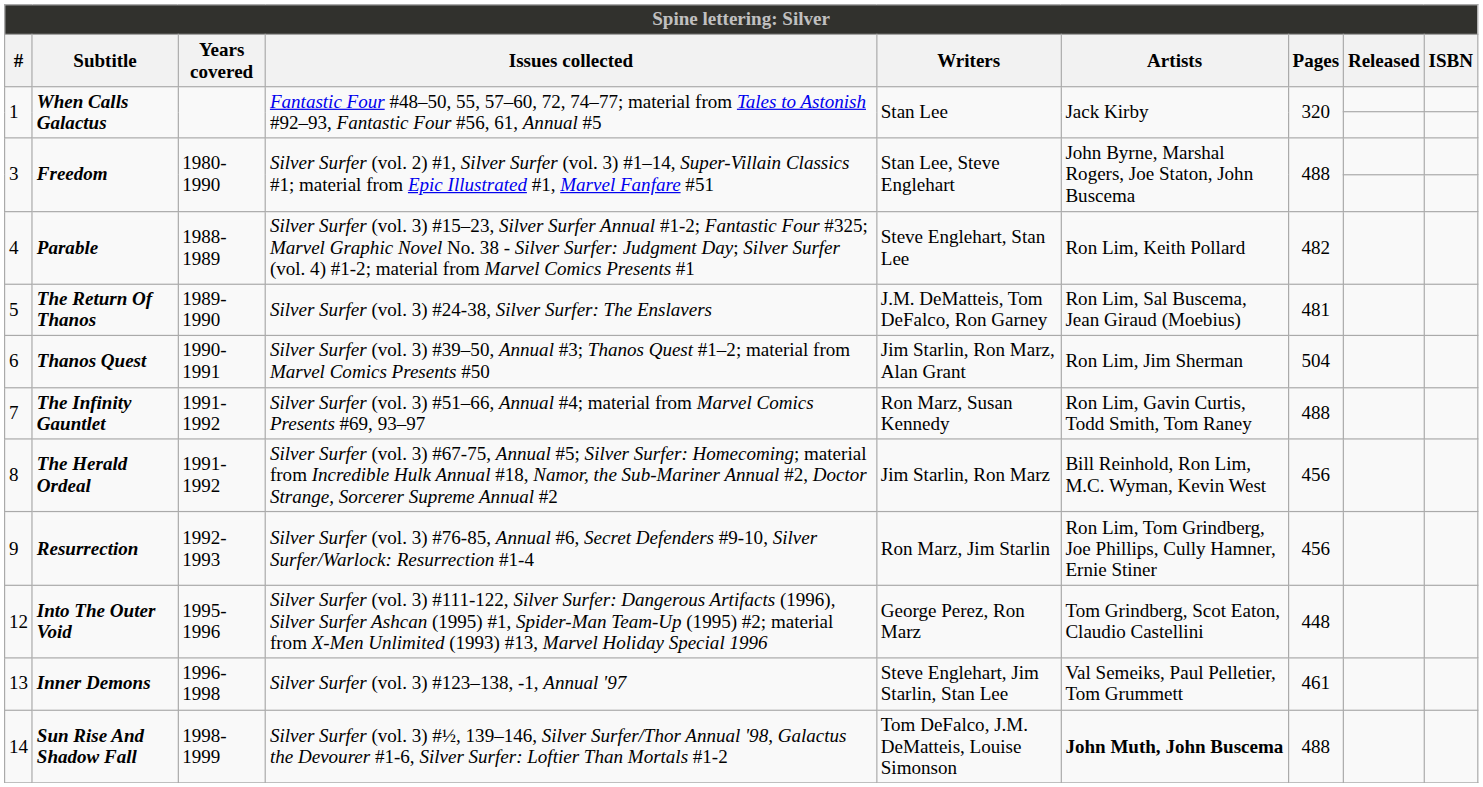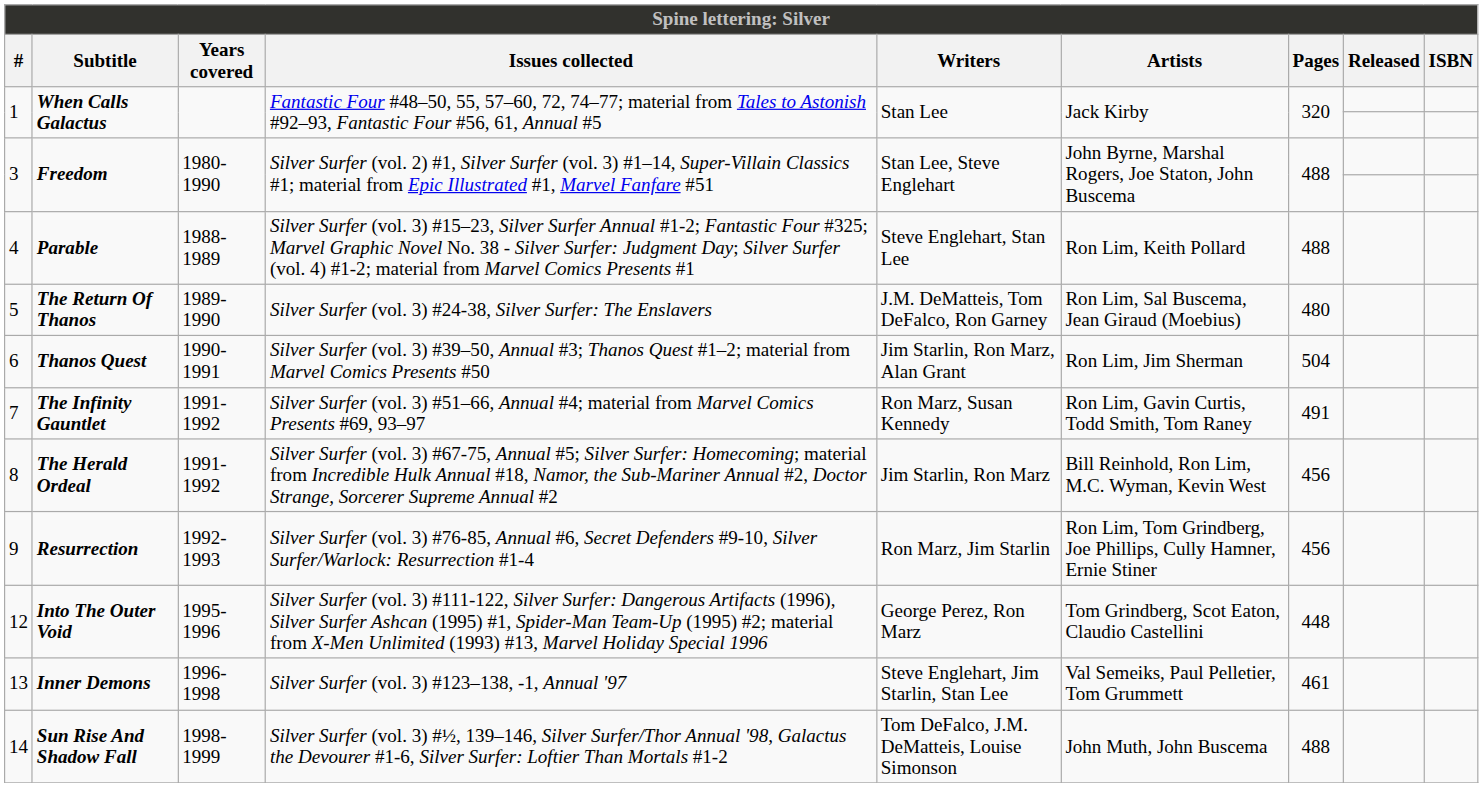(1316, 247) 482 -> (1316, 247) 488
(1316, 309) 481 -> (1316, 309) 480
(1316, 413) 488 -> (1316, 413) 491
(1174, 746) bold -> (1166, 746) normal
